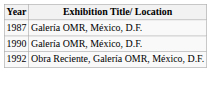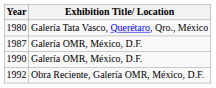+ row: (17, 28)
